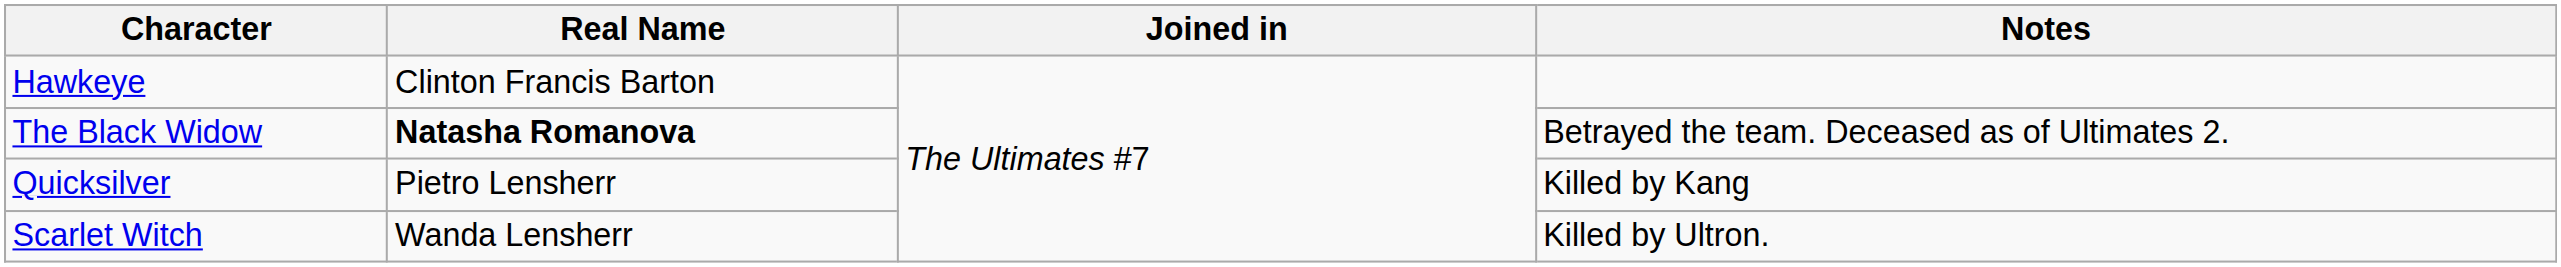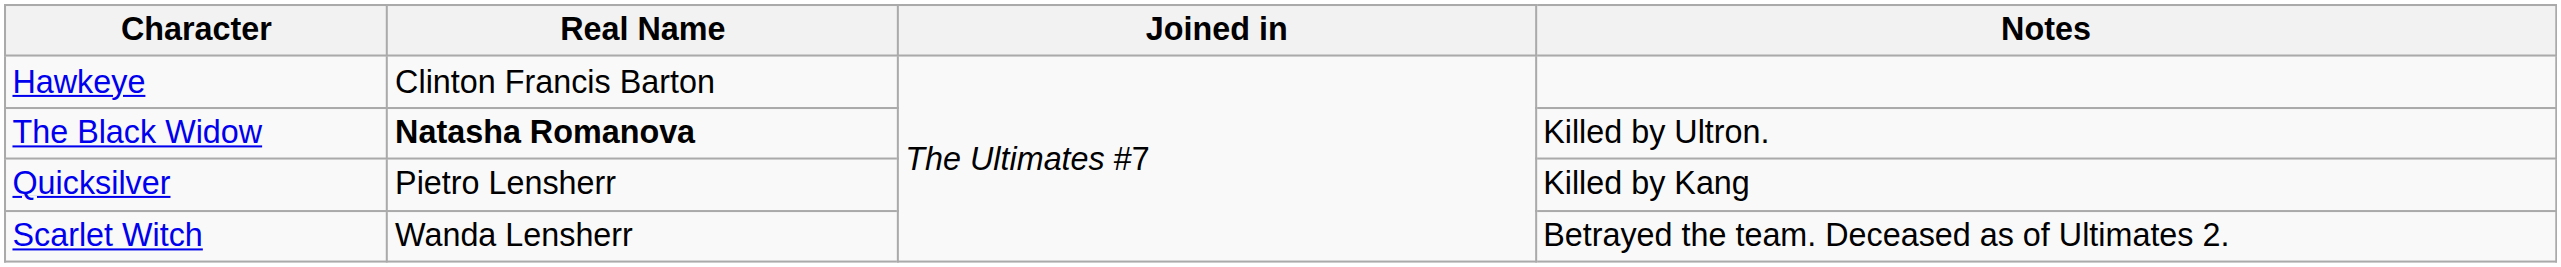(1886, 132) Betrayed the team. Deceased as of Ultimates 2. -> (1656, 132) Killed by Ultron.
(1656, 235) Killed by Ultron. -> (1886, 235) Betrayed the team. Deceased as of Ultimates 2.
